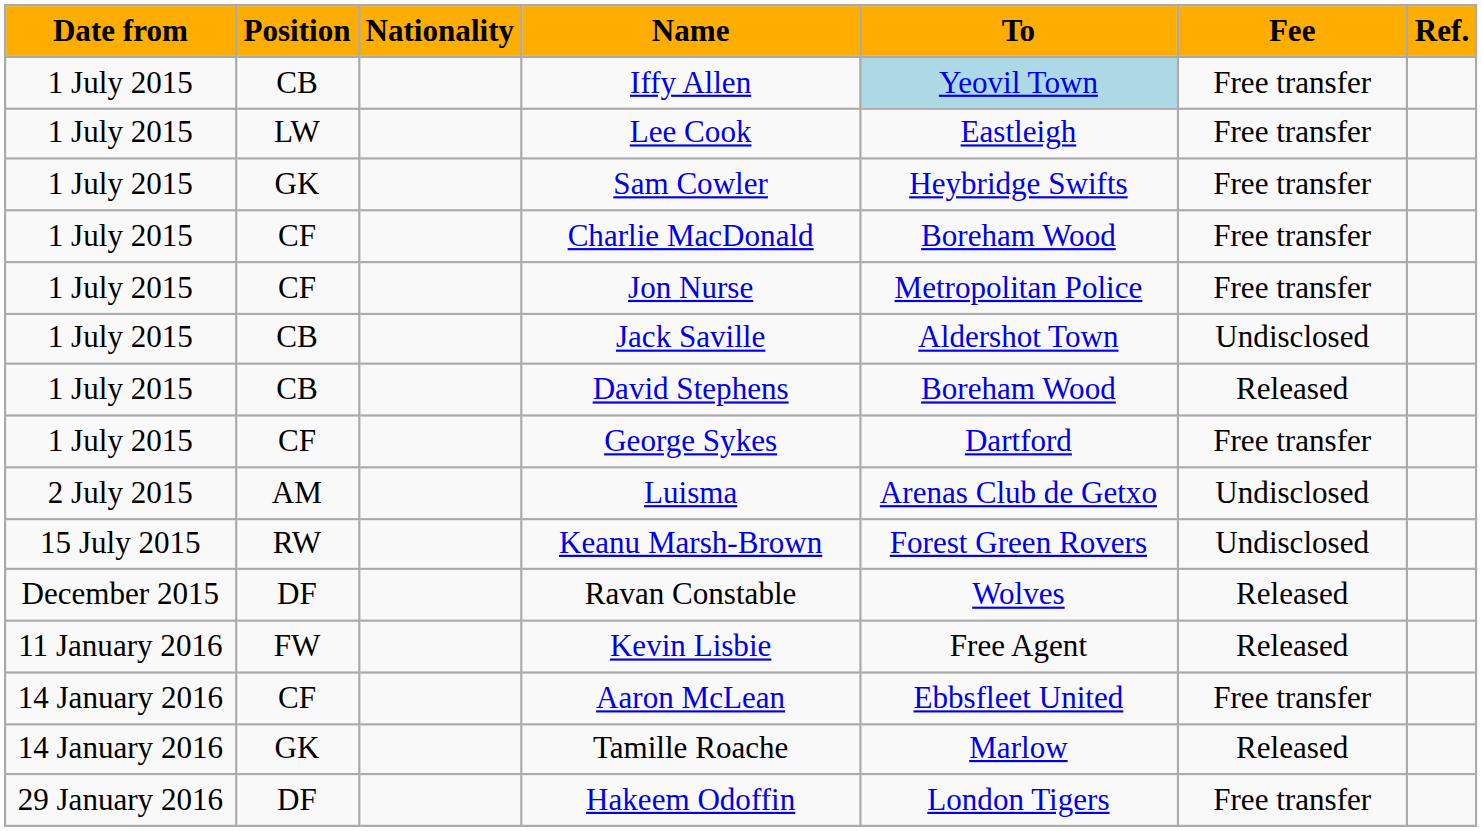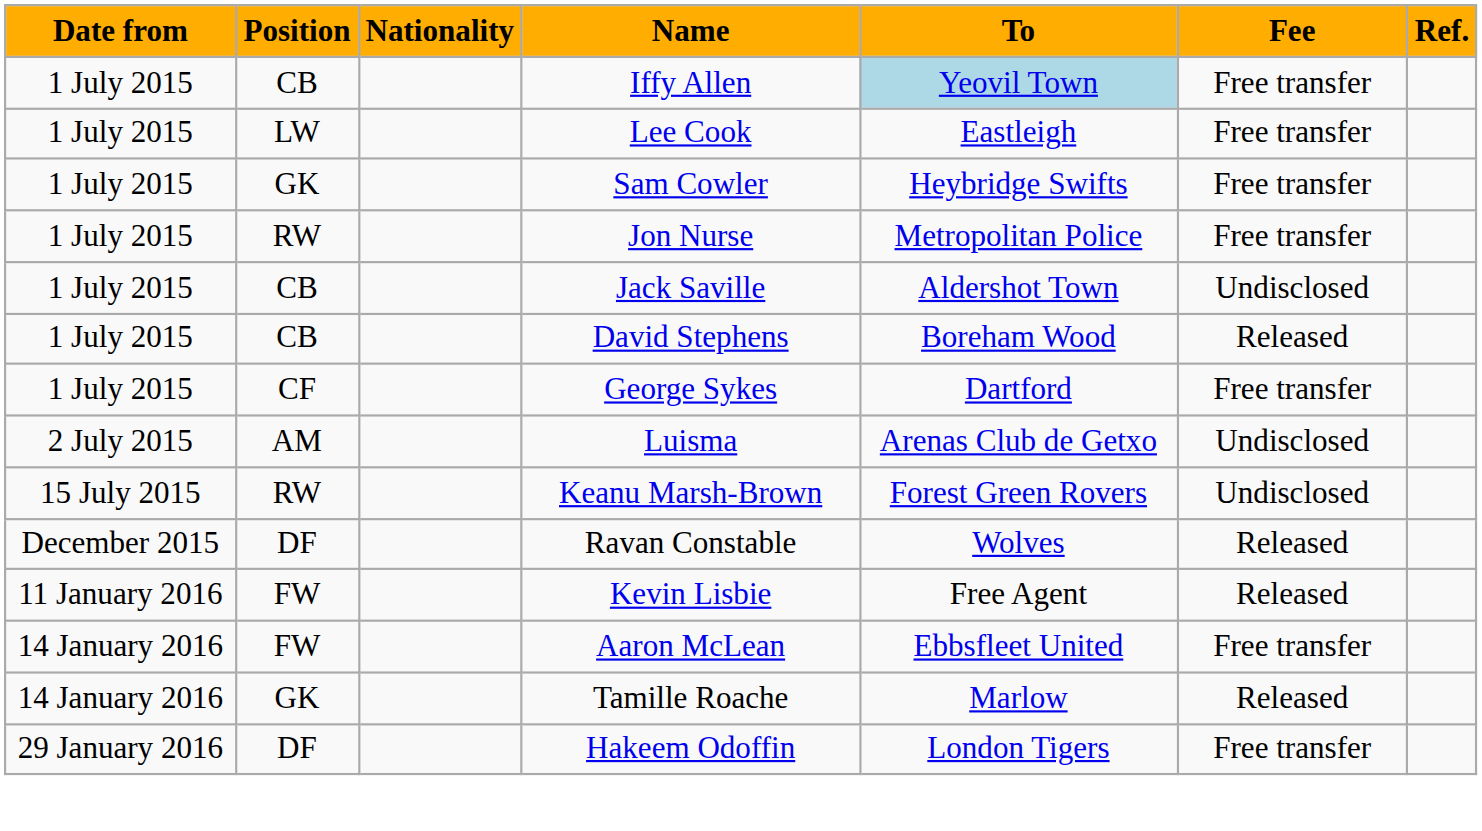- row: (691, 235)
(297, 287) CF -> (297, 235) RW
(297, 697) CF -> (297, 646) FW
